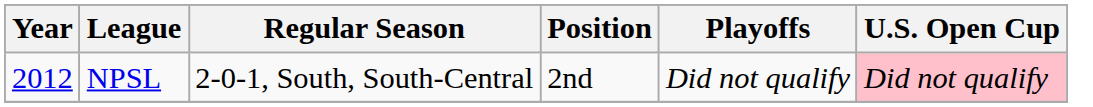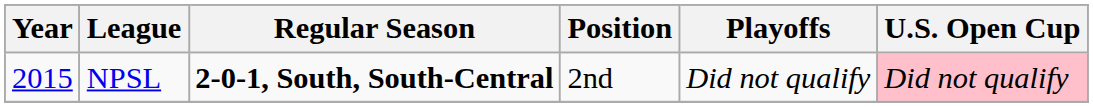(42, 76) 2012 -> (42, 76) 2015
(364, 76) normal -> (374, 76) bold
